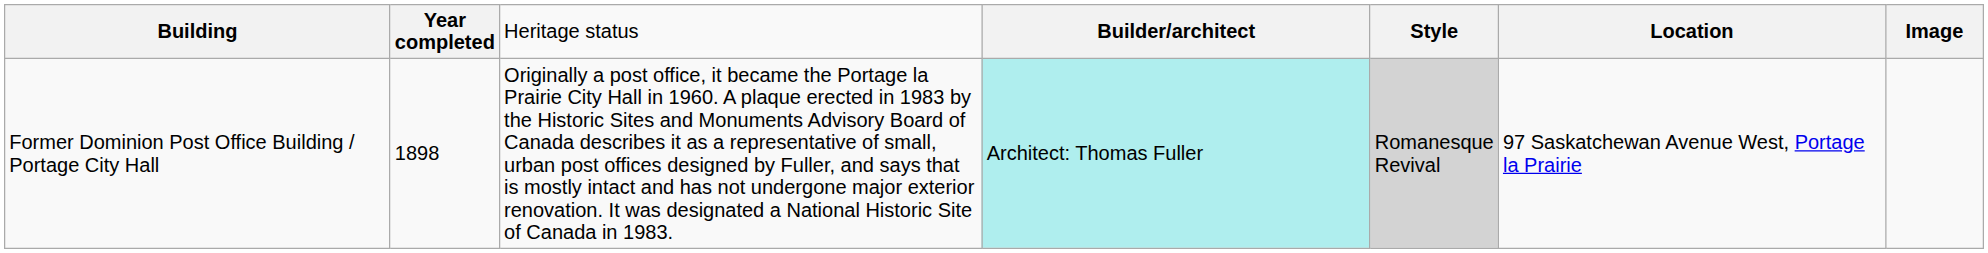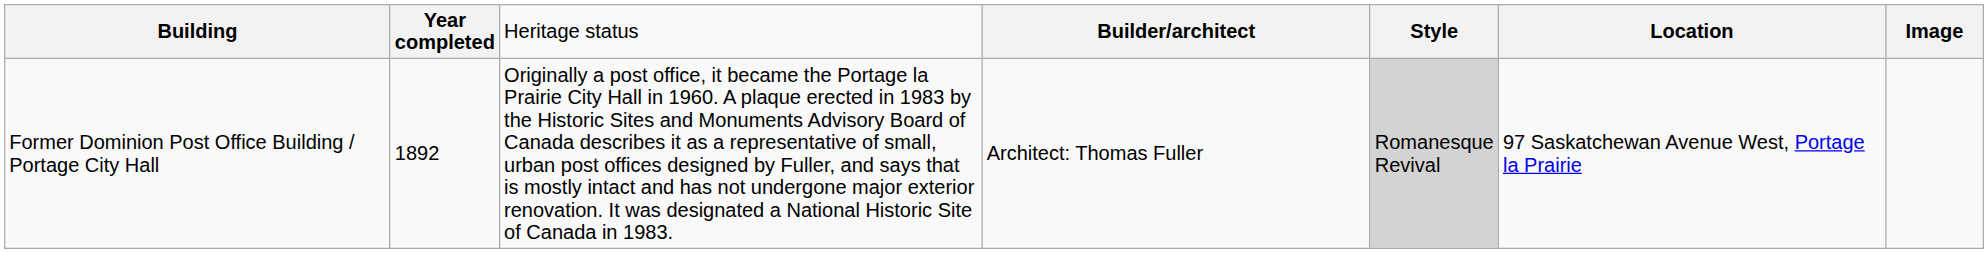(417, 153) 1898 -> (417, 153) 1892
(1095, 153) paleturquoise background -> (1095, 153) no background
